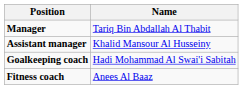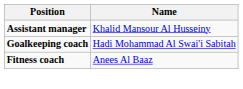- row: (26, 28)
